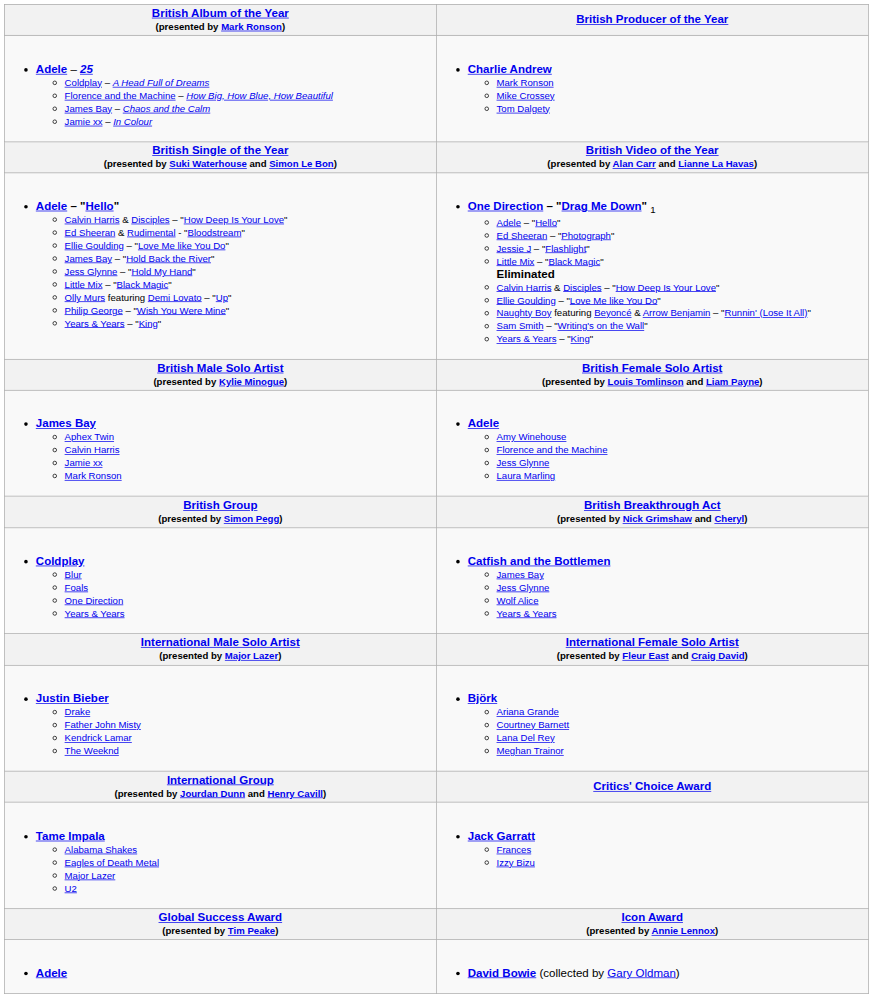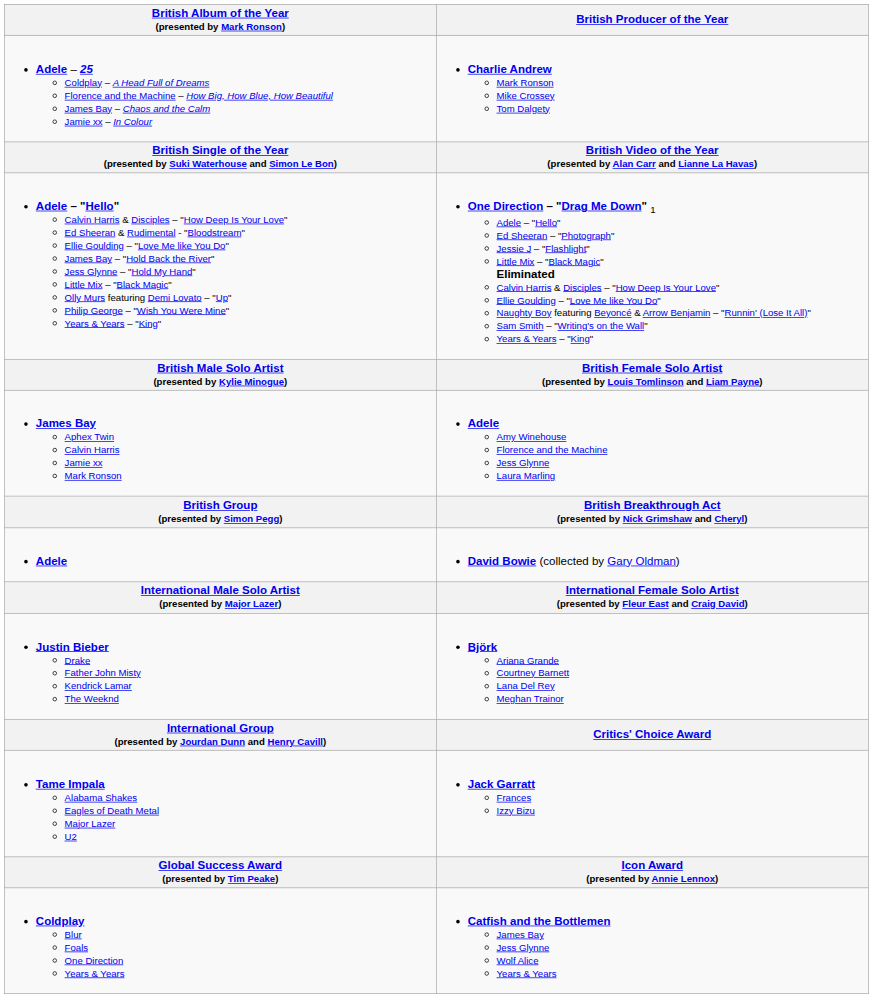rows swapped: (220, 587) <-> (220, 973)
